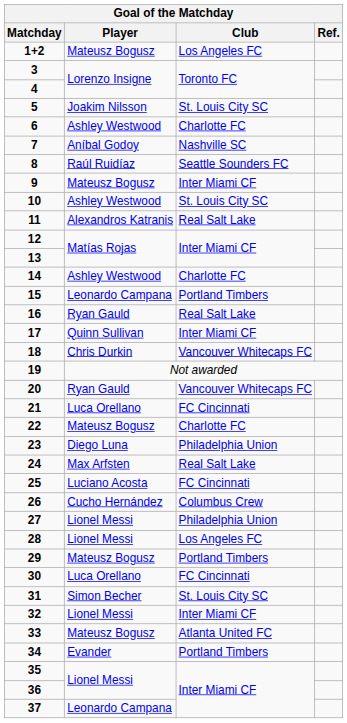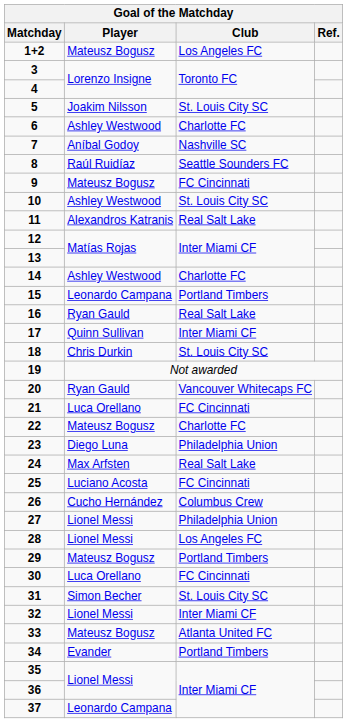(217, 182) Inter Miami CF -> (214, 182) FC Cincinnati
(245, 351) Vancouver Whitecaps FC -> (223, 351) St. Louis City SC
